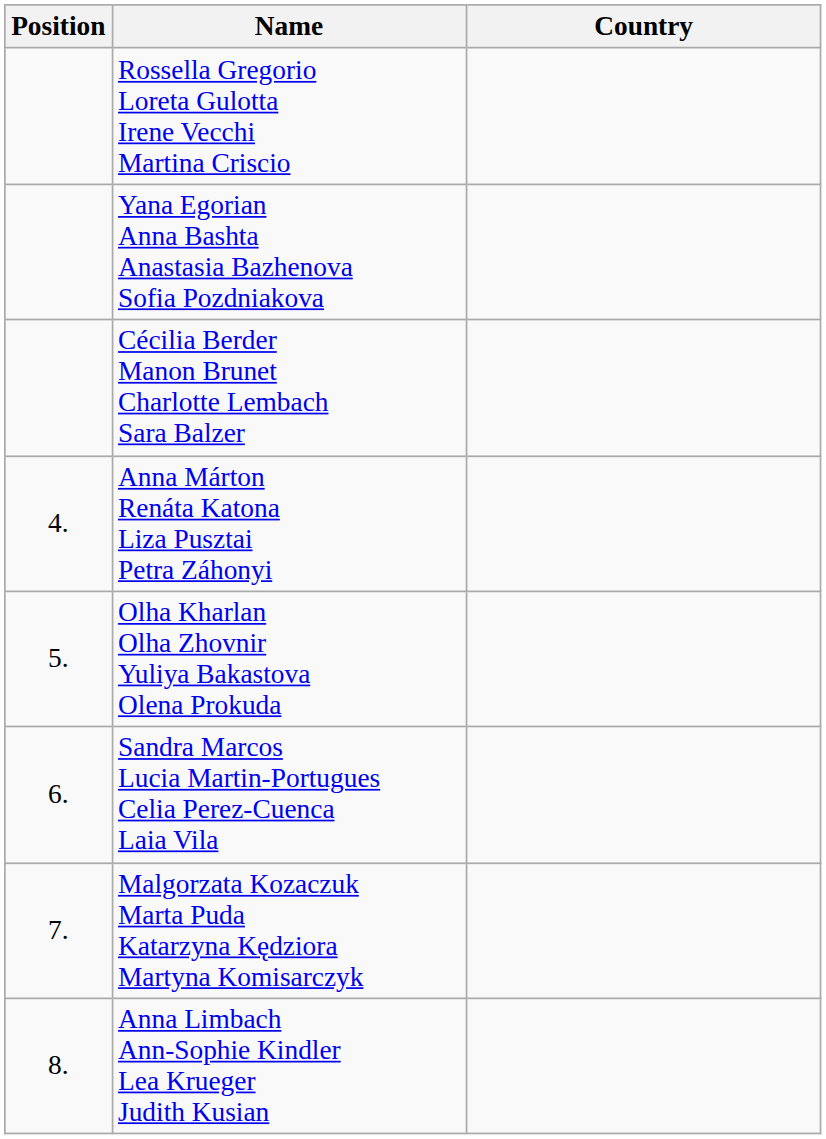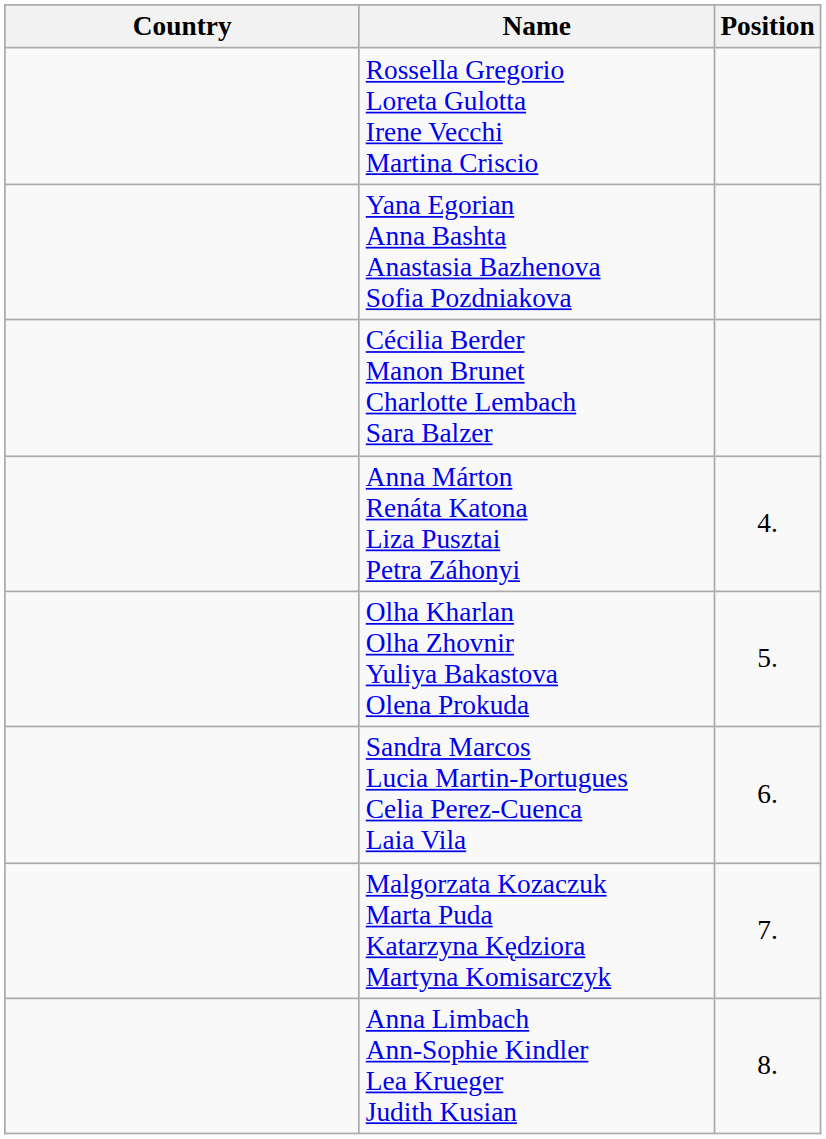columns swapped: (58, 26) <-> (644, 26)
